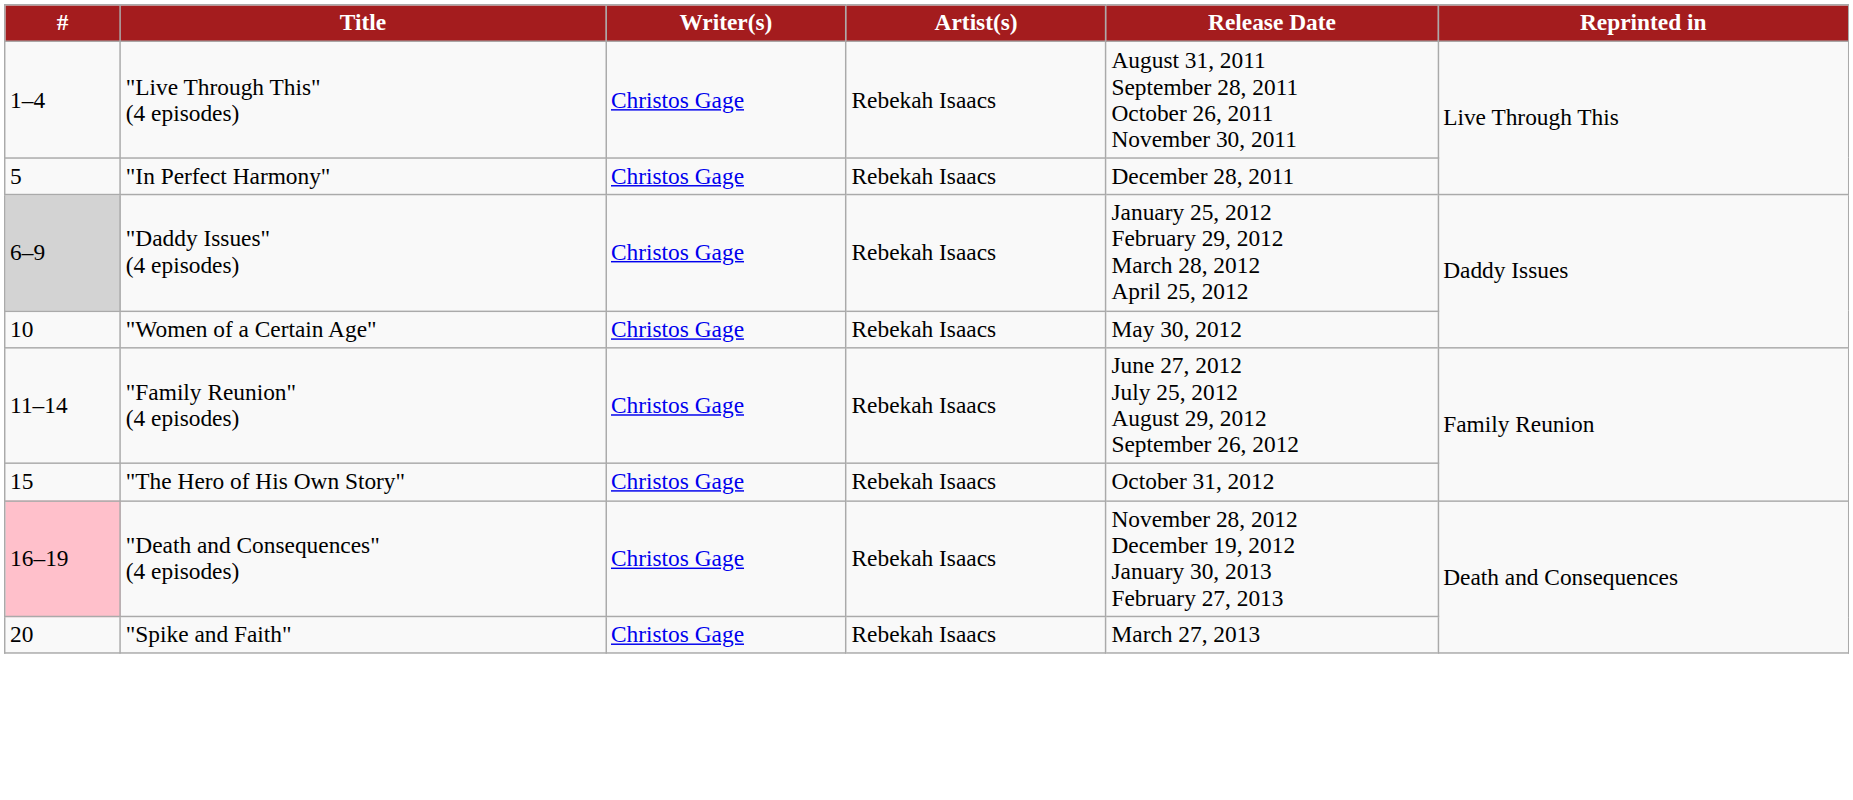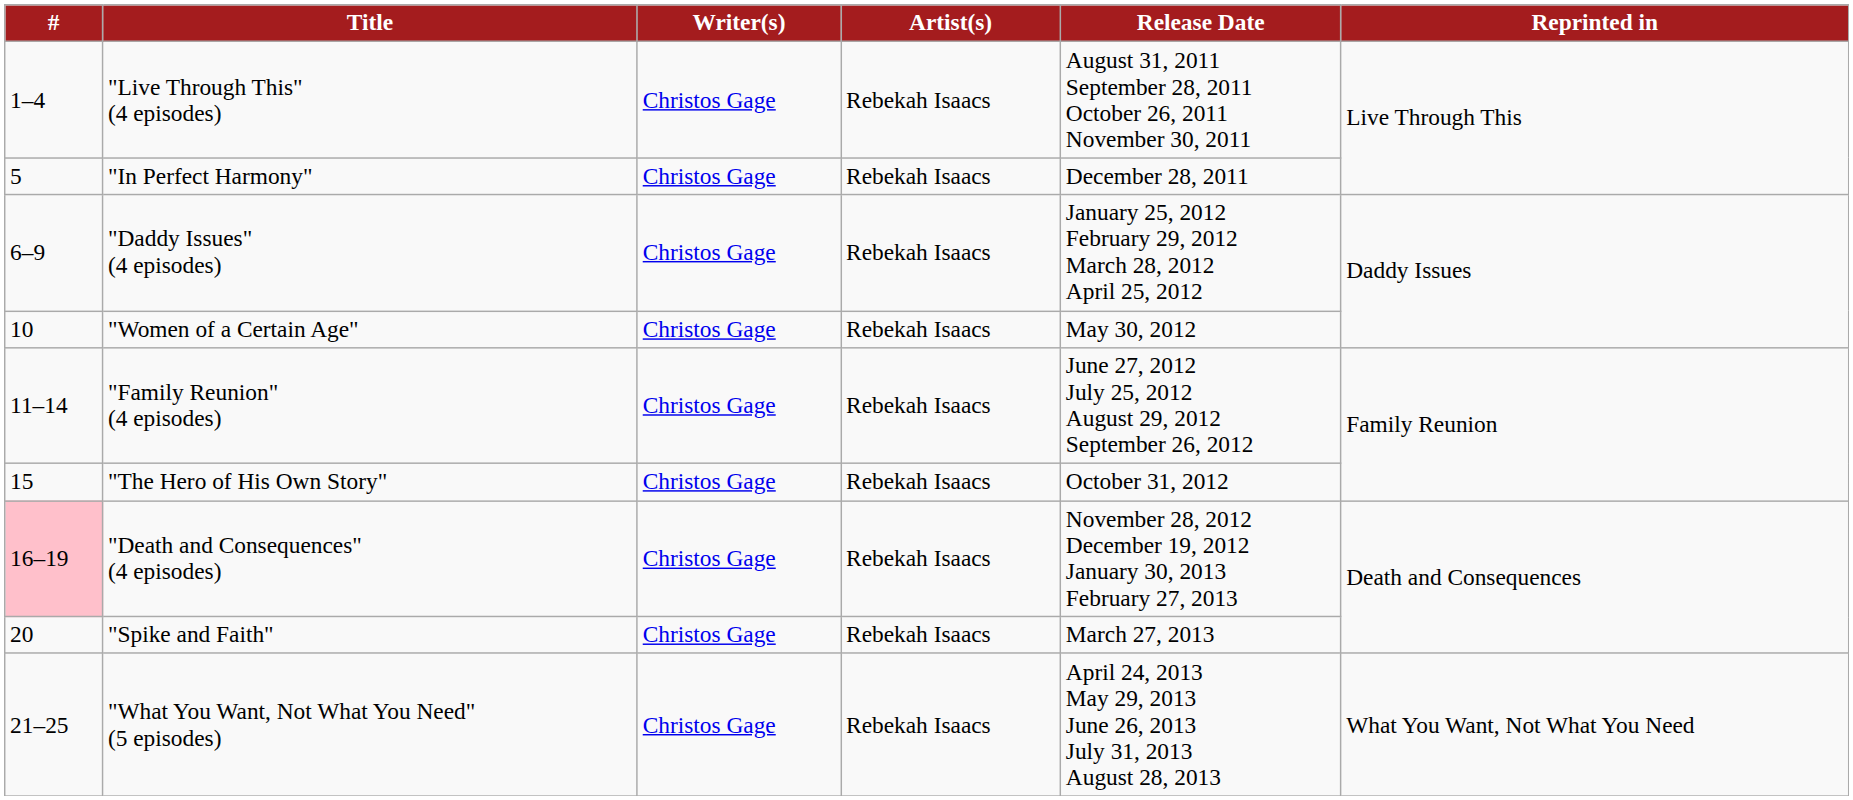(28, 252) lightgrey background -> (28, 252) no background
+ row: (292, 724)
